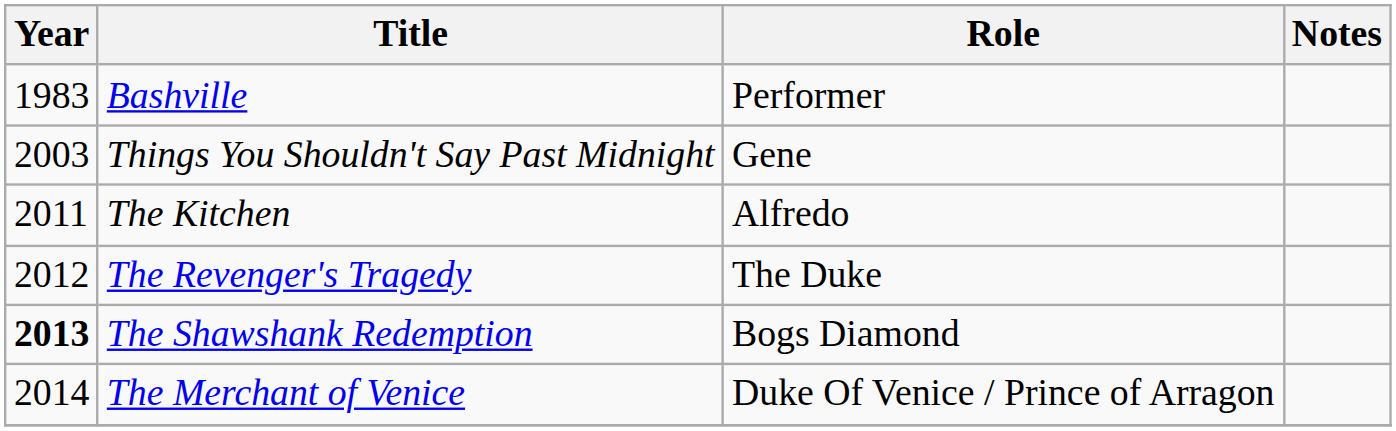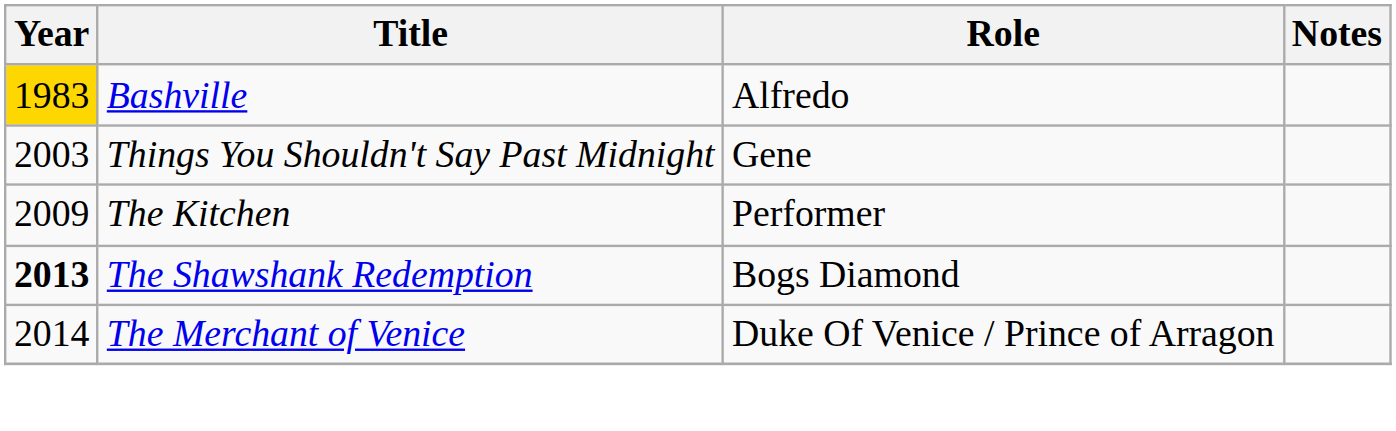(52, 94) no background -> (52, 94) gold background
(809, 94) Performer -> (791, 94) Alfredo
(51, 214) 2011 -> (52, 214) 2009
(791, 214) Alfredo -> (809, 214) Performer
- row: (289, 273)
